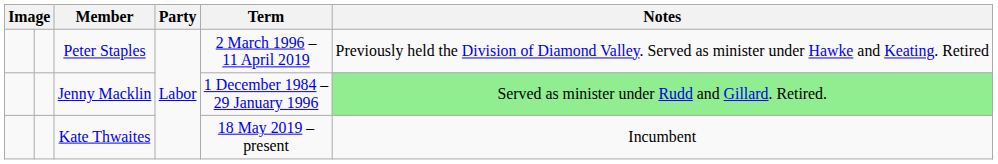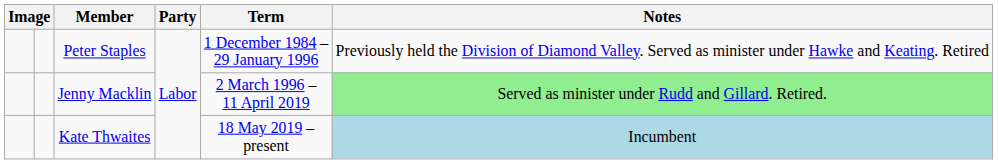(266, 51) 2 March 1996 – 11 April 2019 -> (266, 51) 1 December 1984 – 29 January 1996
(266, 94) 1 December 1984 – 29 January 1996 -> (266, 94) 2 March 1996 – 11 April 2019
(662, 136) no background -> (662, 136) lightblue background
